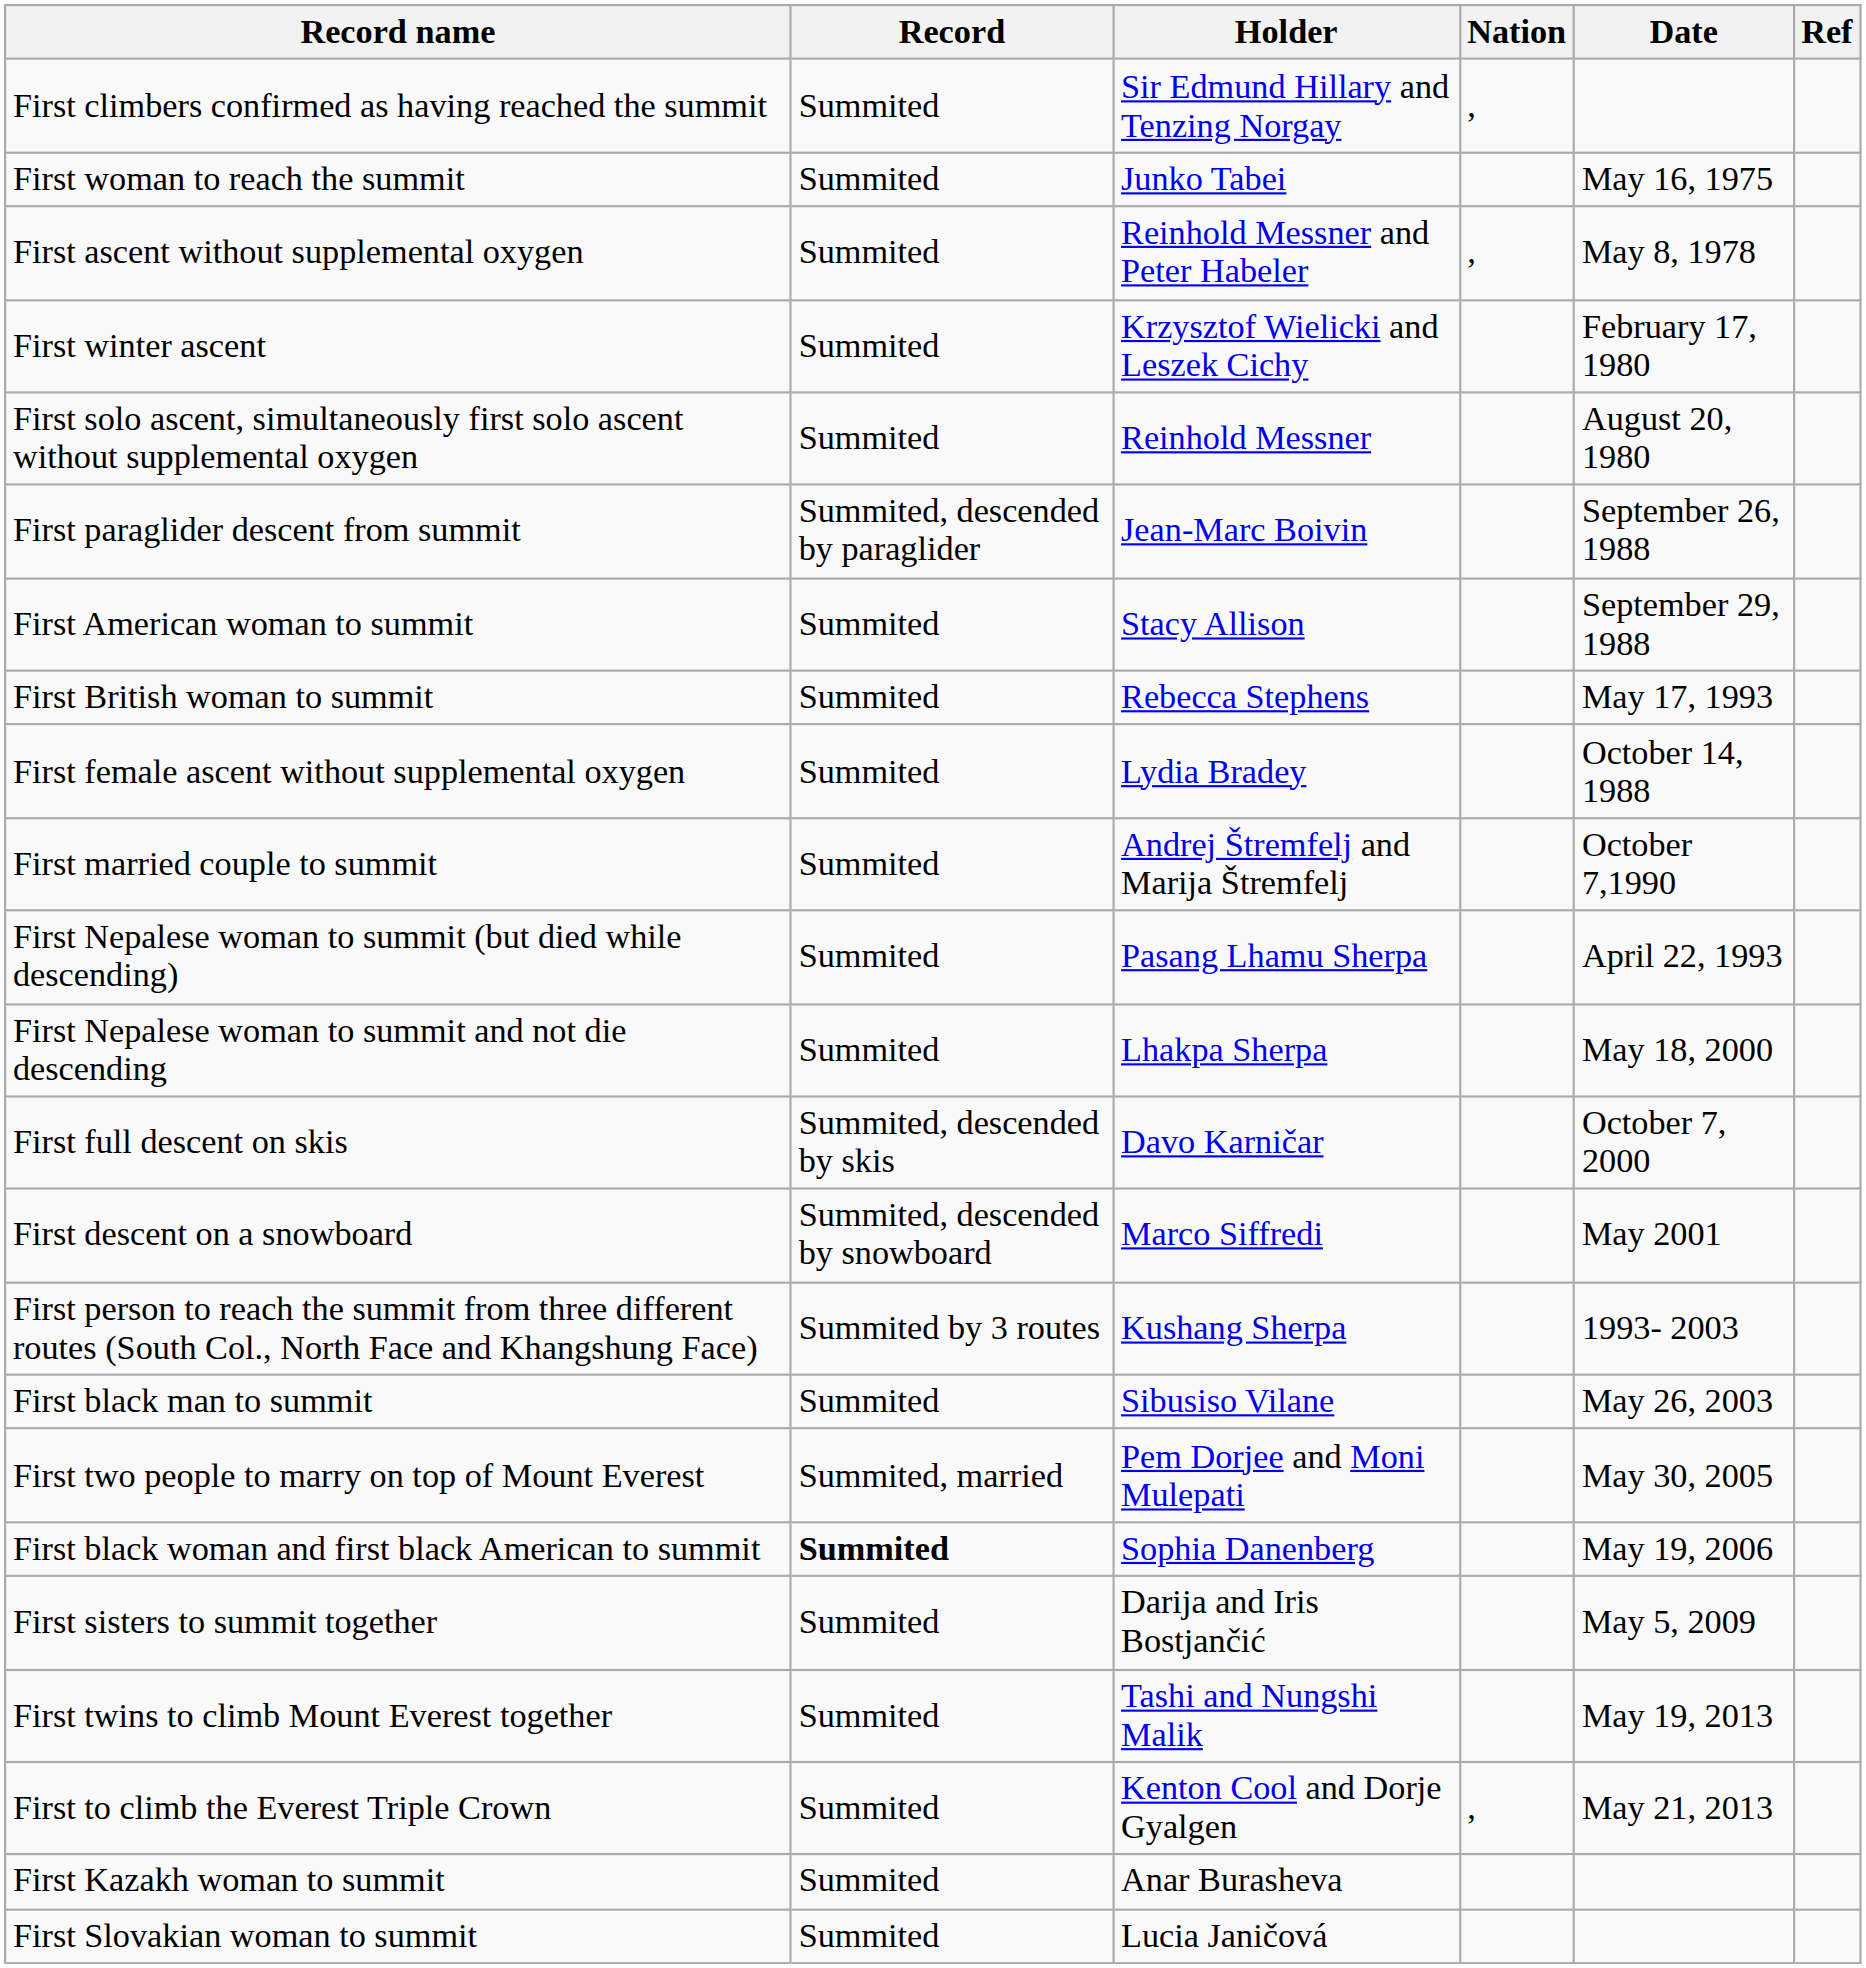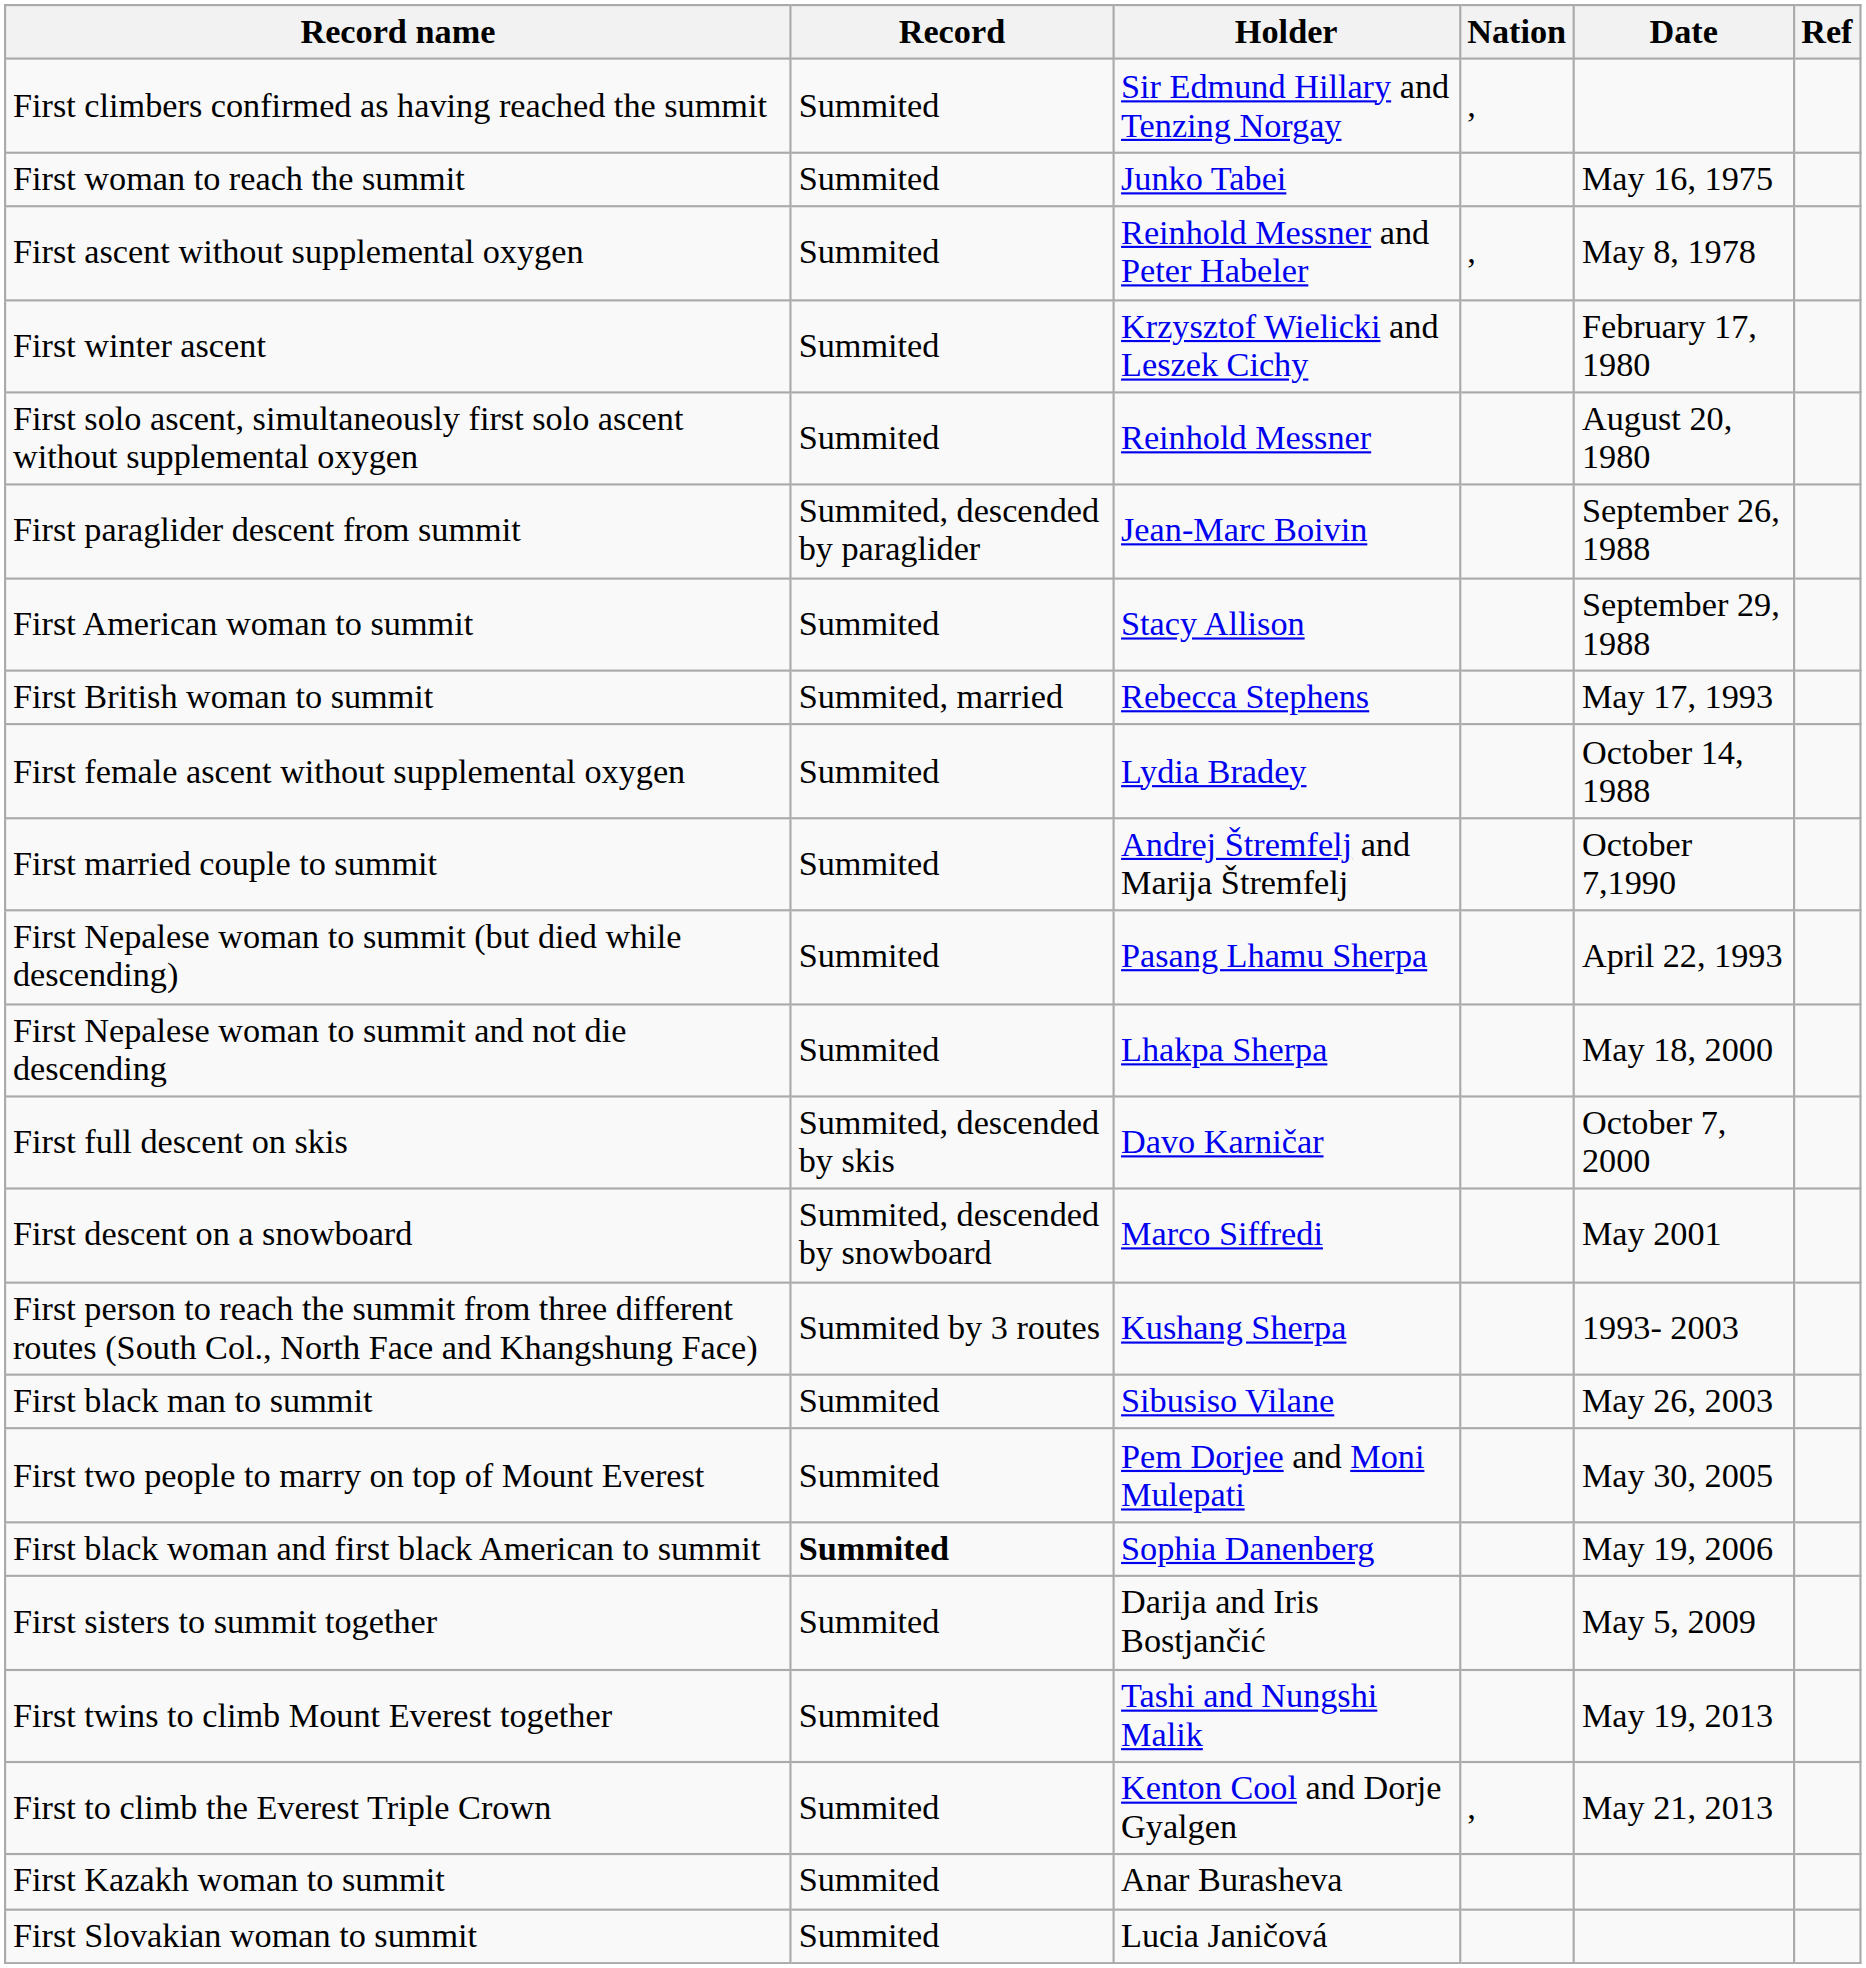(869, 697) Summited -> (931, 697) Summited, married
(931, 1474) Summited, married -> (869, 1474) Summited
